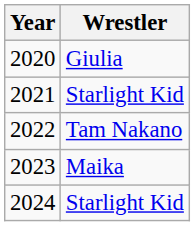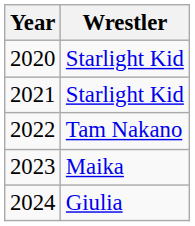(94, 58) Giulia -> (125, 58) Starlight Kid
(125, 202) Starlight Kid -> (94, 202) Giulia
